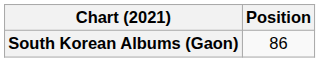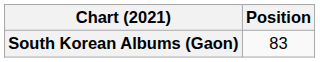(279, 43) 86 -> (279, 43) 83
